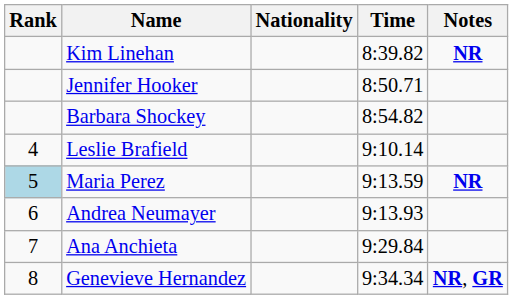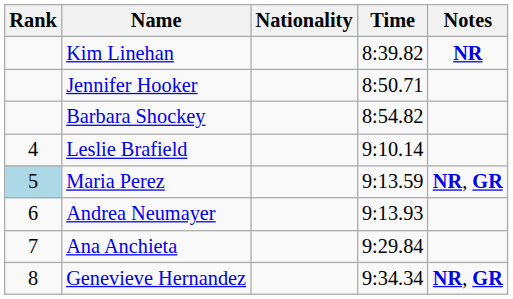(468, 181) NR -> (468, 181) NR, GR
